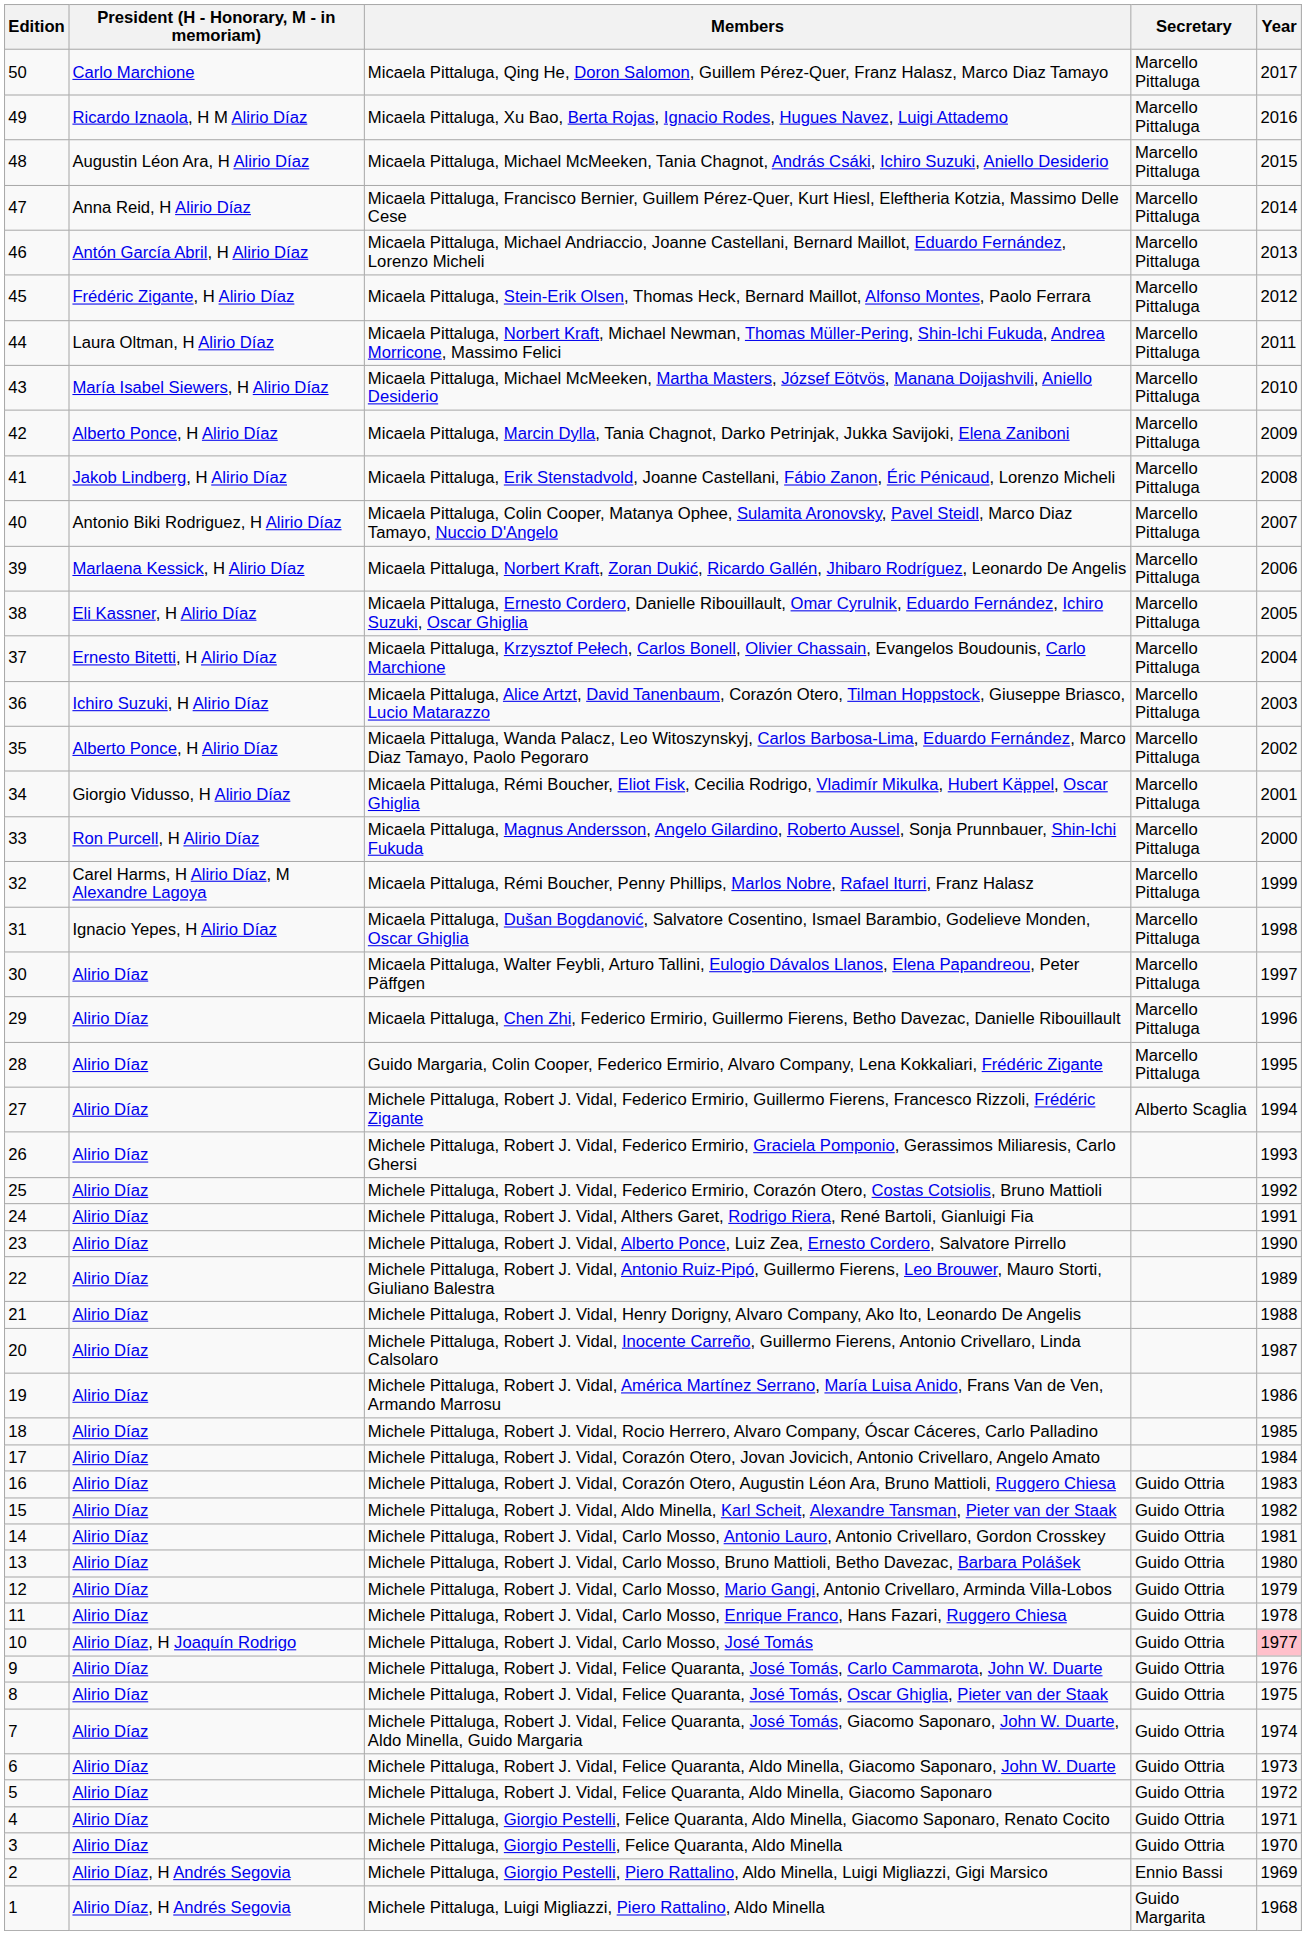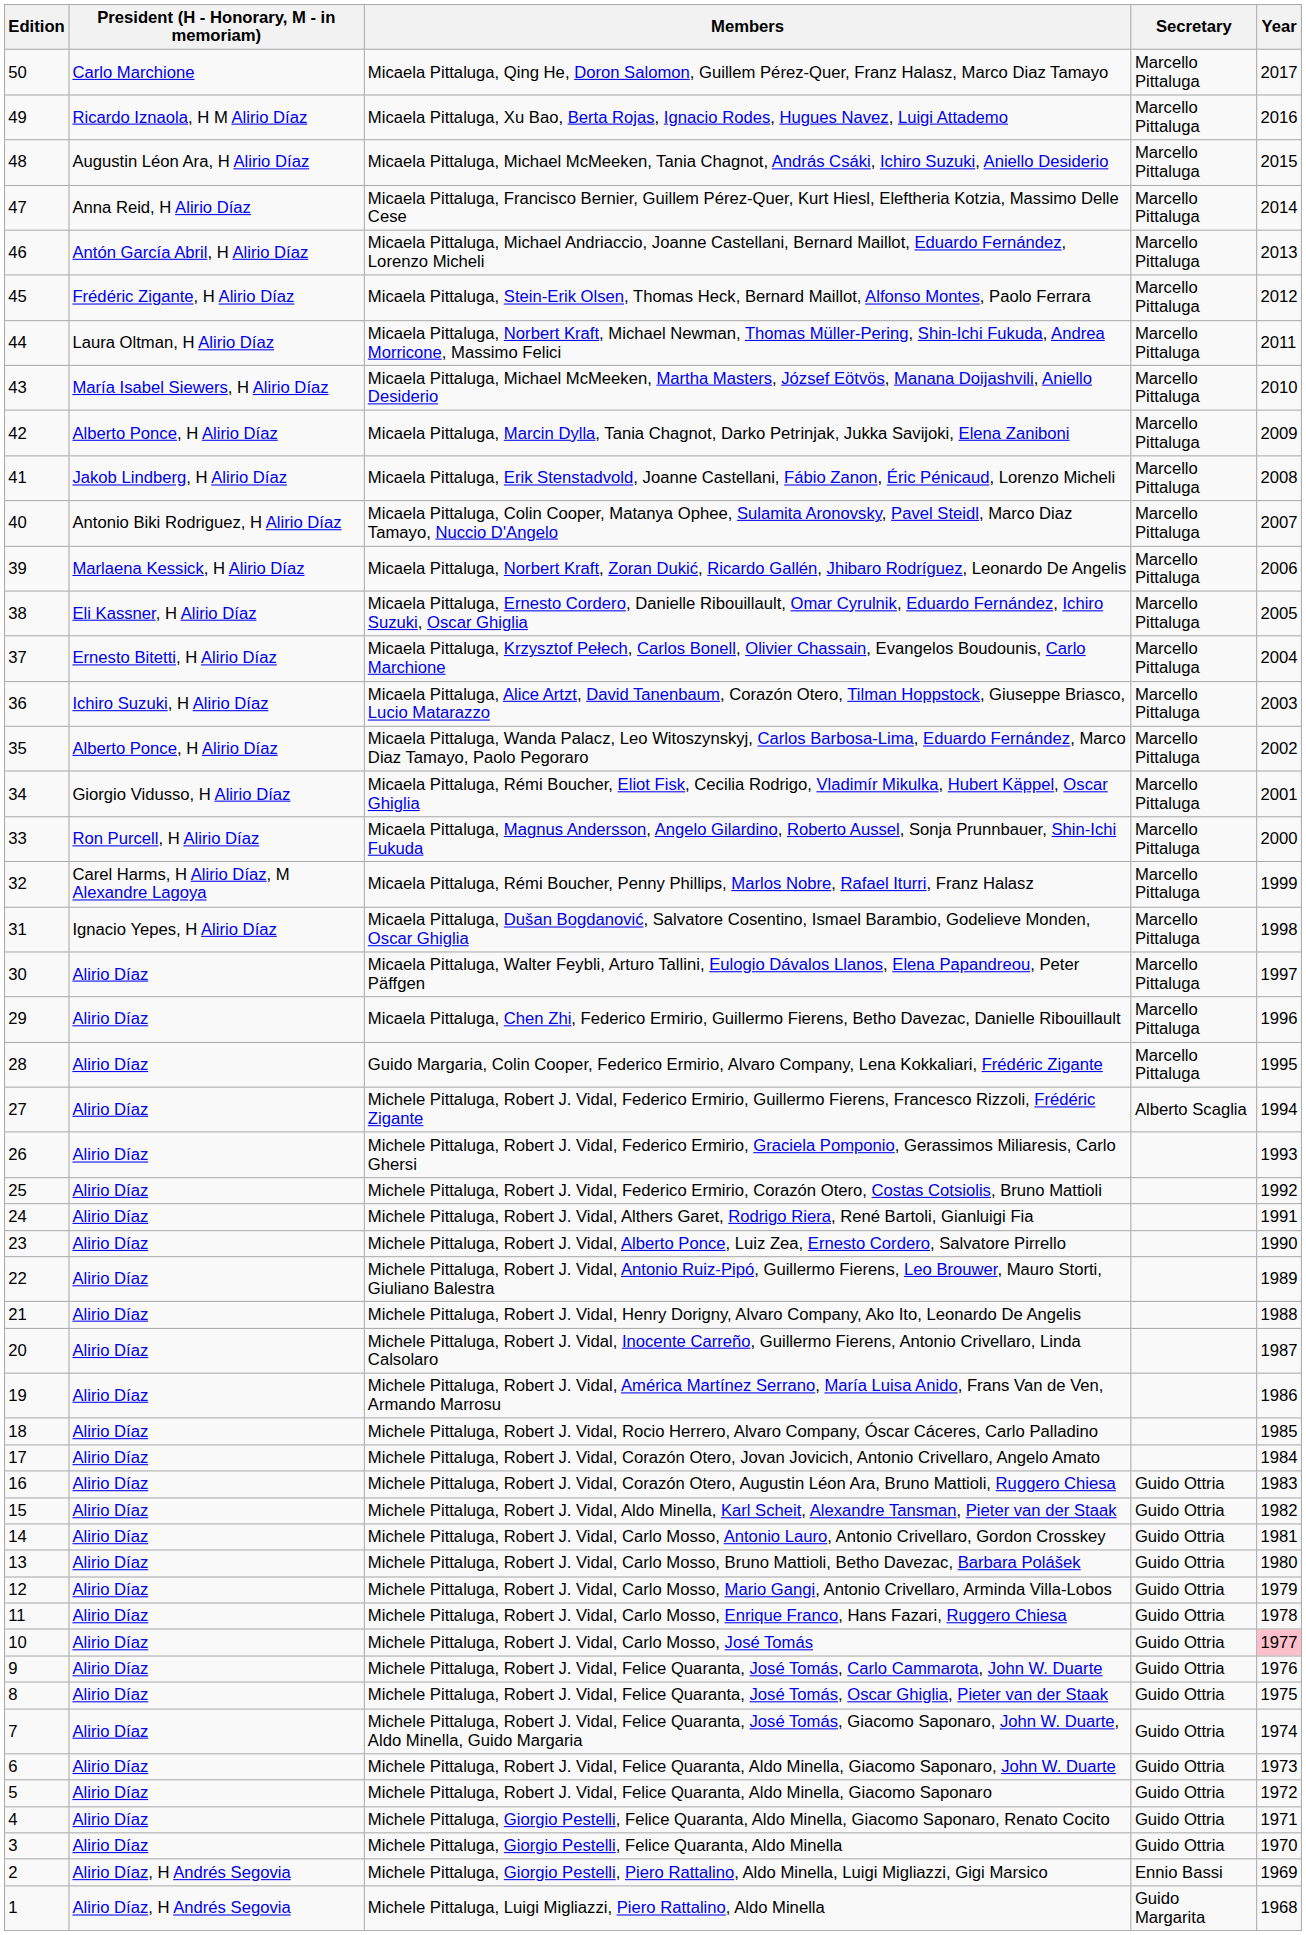(184, 1642) Alirio Díaz, H Joaquín Rodrigo -> (110, 1642) Alirio Díaz
